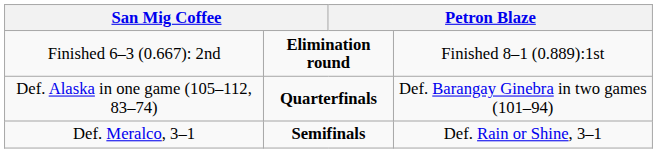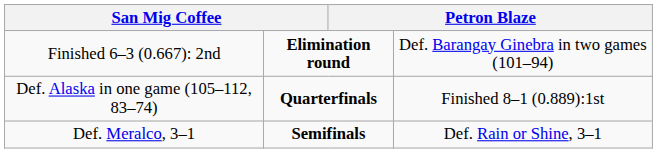(523, 53) Finished 8–1 (0.889):1st -> (523, 53) Def. Barangay Ginebra in two games (101–94)
(523, 98) Def. Barangay Ginebra in two games (101–94) -> (523, 98) Finished 8–1 (0.889):1st
